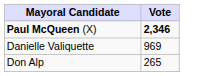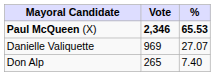+ column: (195, 12)
